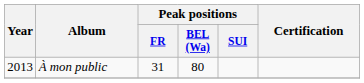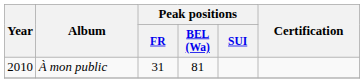(20, 67) 2013 -> (20, 67) 2010
(198, 67) 80 -> (198, 67) 81
